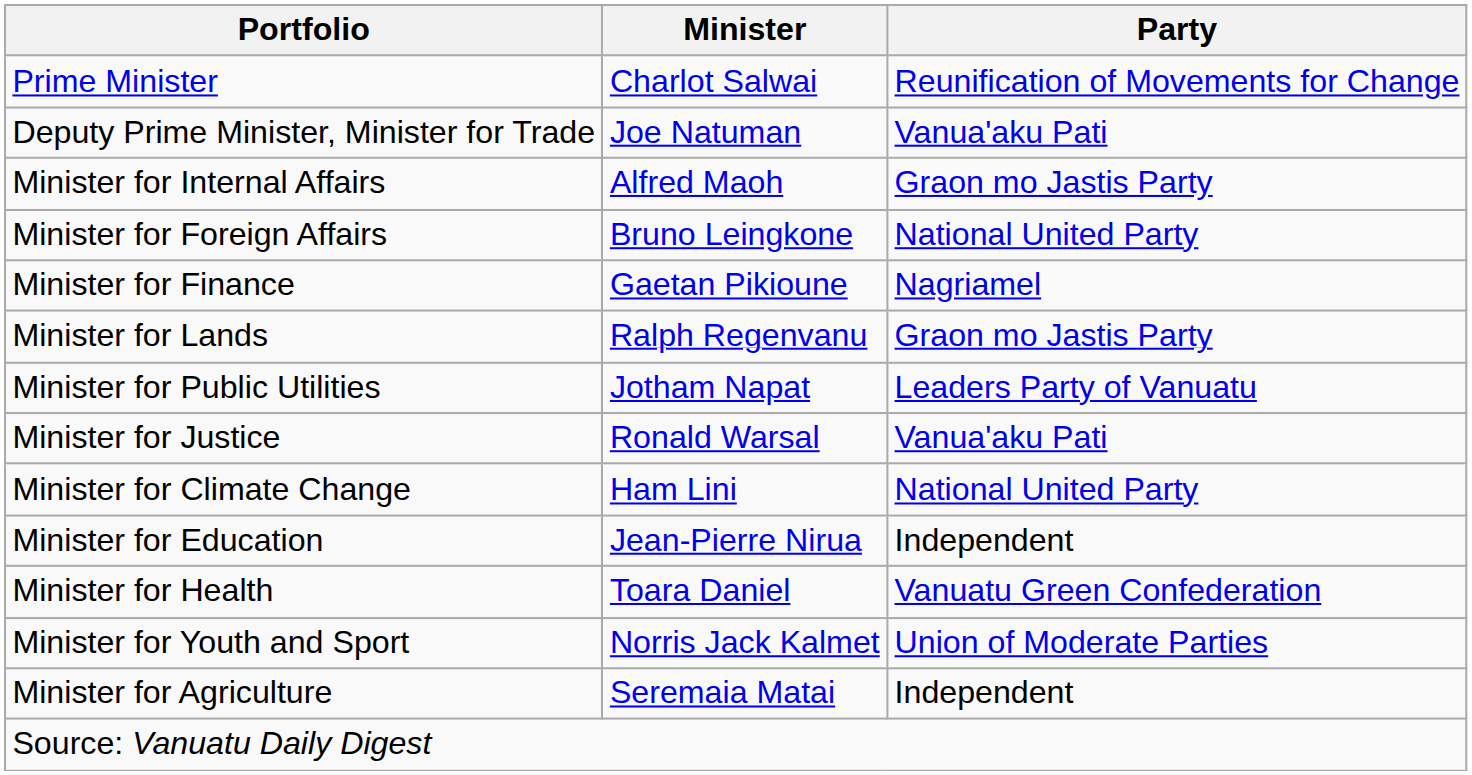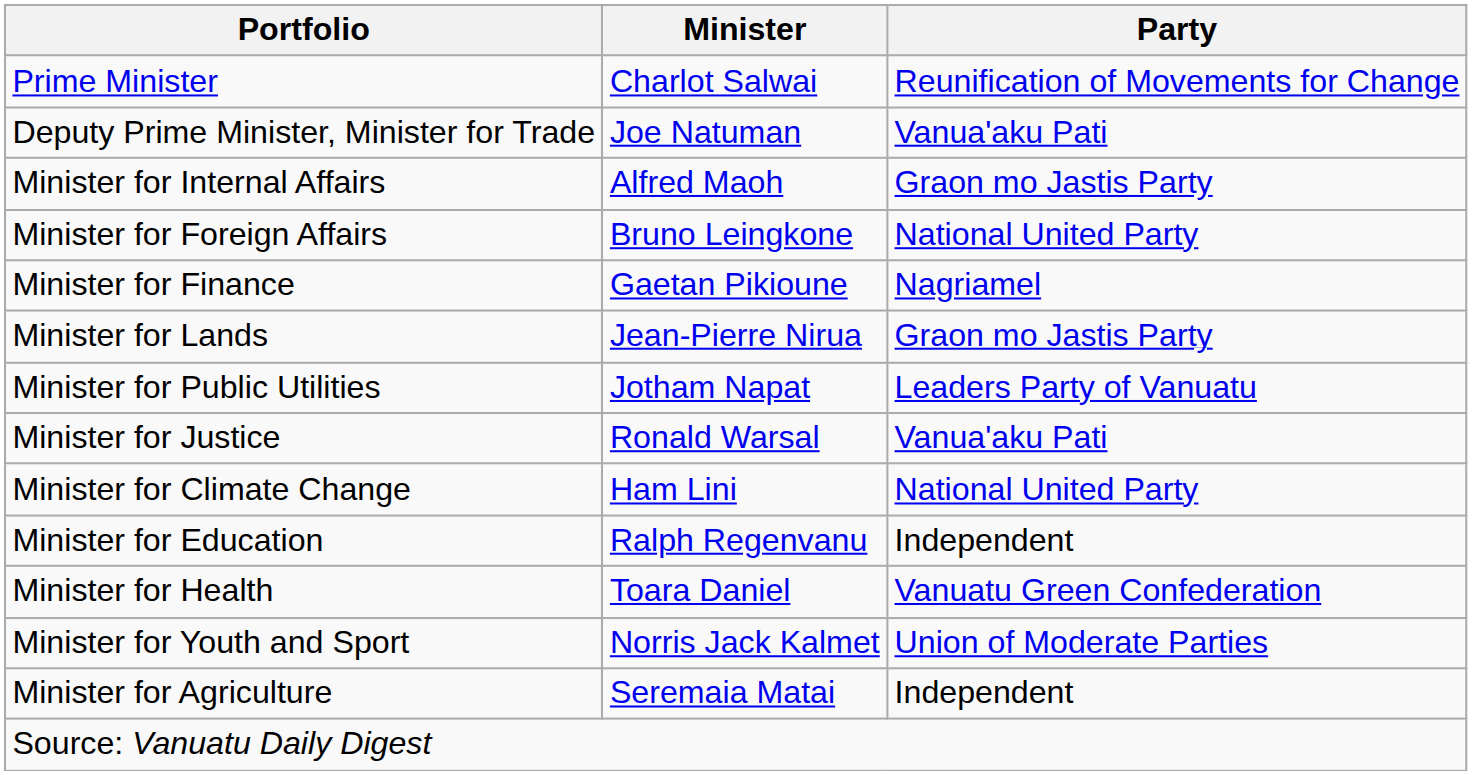(739, 336) Ralph Regenvanu -> (736, 336) Jean-Pierre Nirua
(736, 540) Jean-Pierre Nirua -> (739, 540) Ralph Regenvanu
